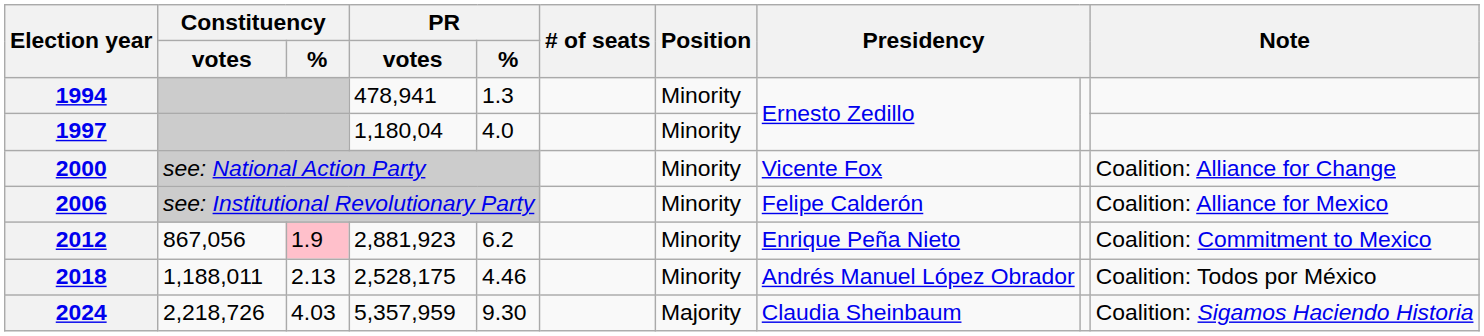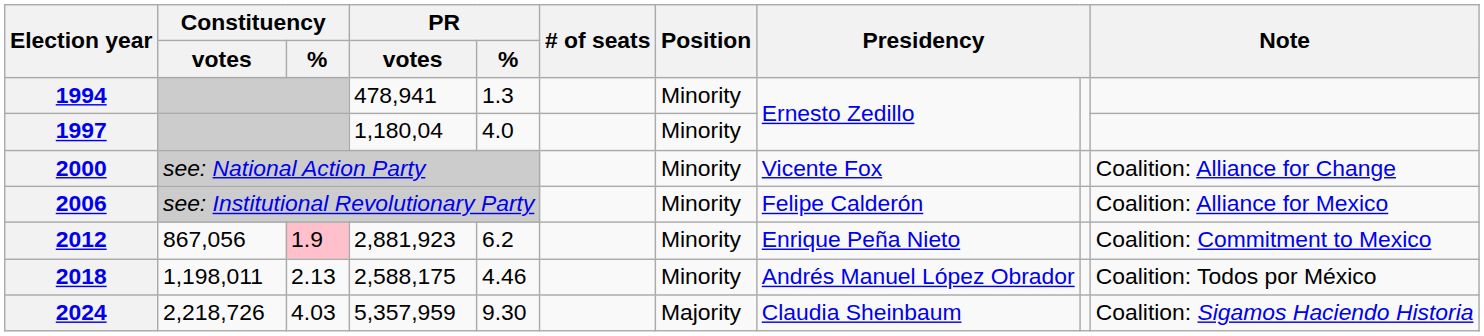(213, 276) 1,188,011 -> (213, 276) 1,198,011
(405, 276) 2,528,175 -> (405, 276) 2,588,175
